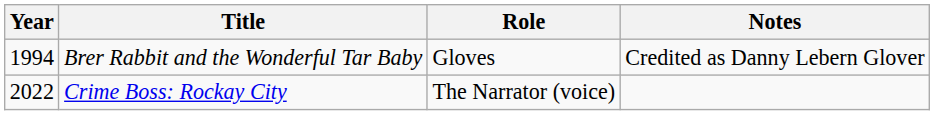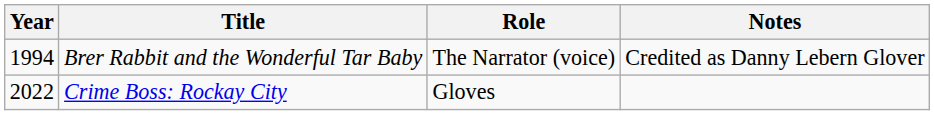(464, 57) Gloves -> (524, 57) The Narrator (voice)
(524, 92) The Narrator (voice) -> (464, 92) Gloves
